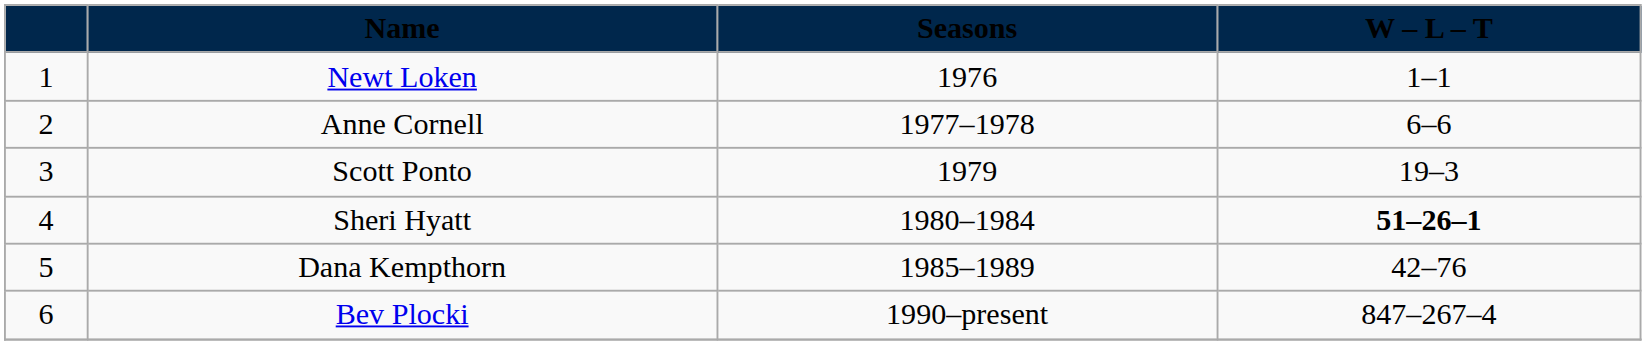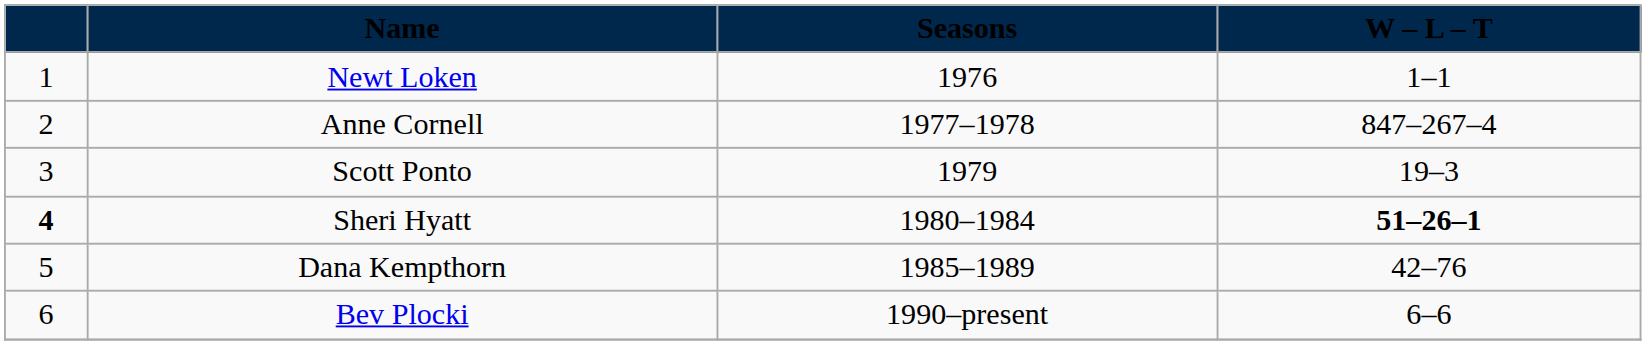(1429, 123) 6–6 -> (1429, 123) 847–267–4
(46, 219) normal -> (46, 219) bold
(1429, 314) 847–267–4 -> (1429, 314) 6–6
